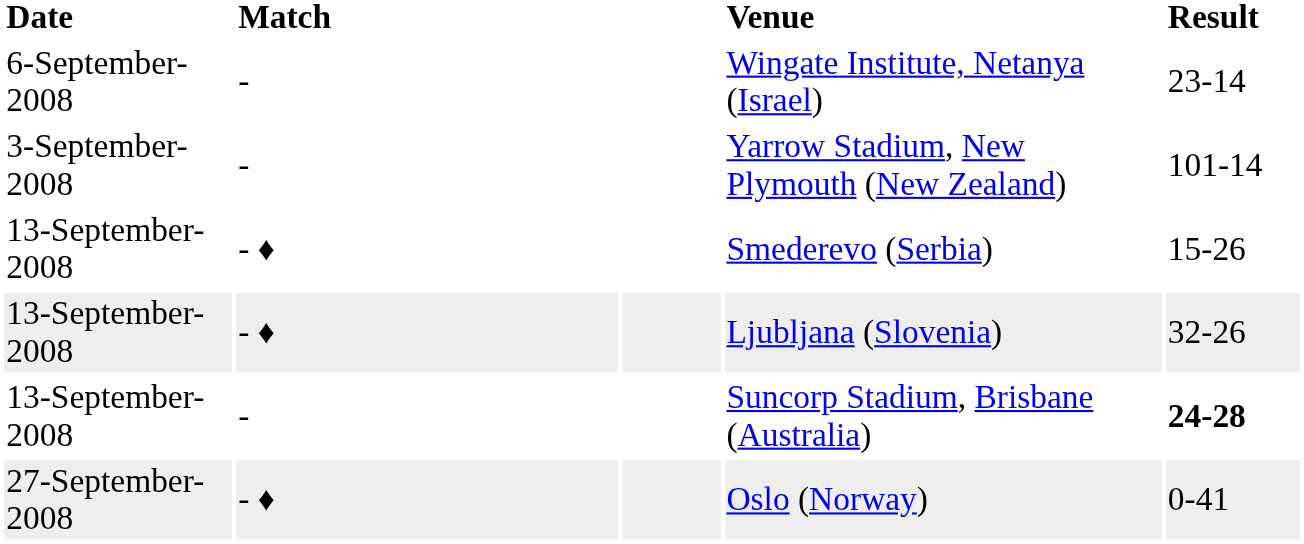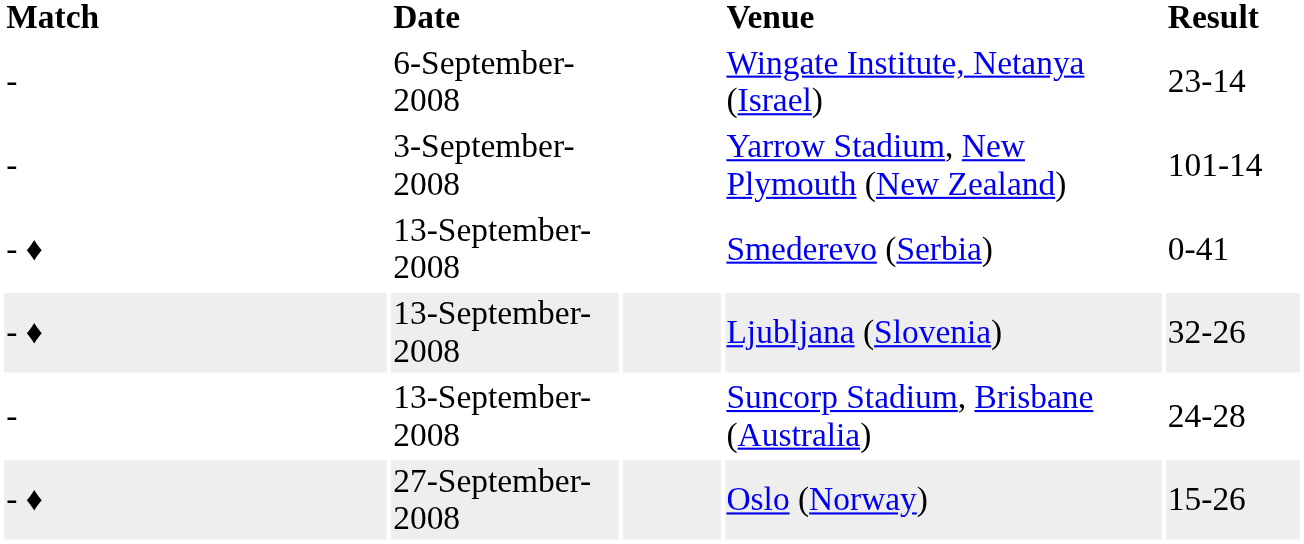columns swapped: (40, 16) <-> (285, 16)
(1207, 248) 15-26 -> (1198, 248) 0-41
(1207, 415) bold -> (1207, 415) normal
(1198, 499) 0-41 -> (1207, 499) 15-26
